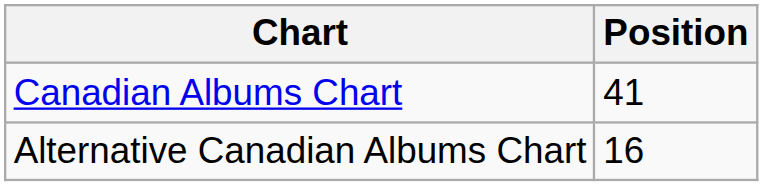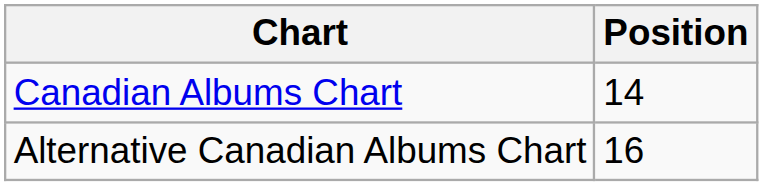(624, 92) 41 -> (624, 92) 14
